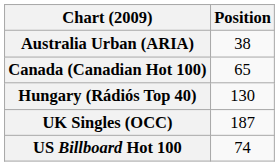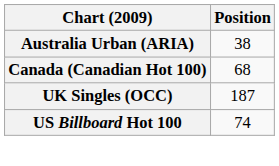(243, 69) 65 -> (243, 69) 68
- row: (107, 95)
